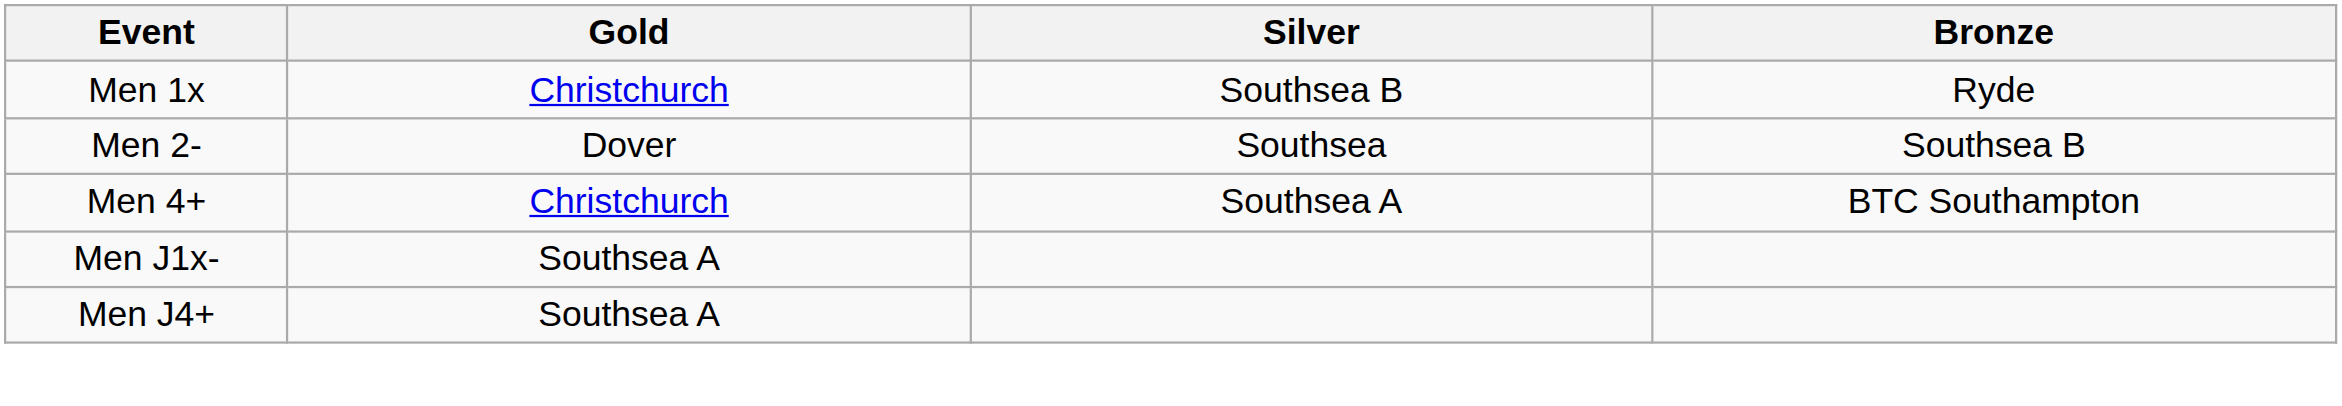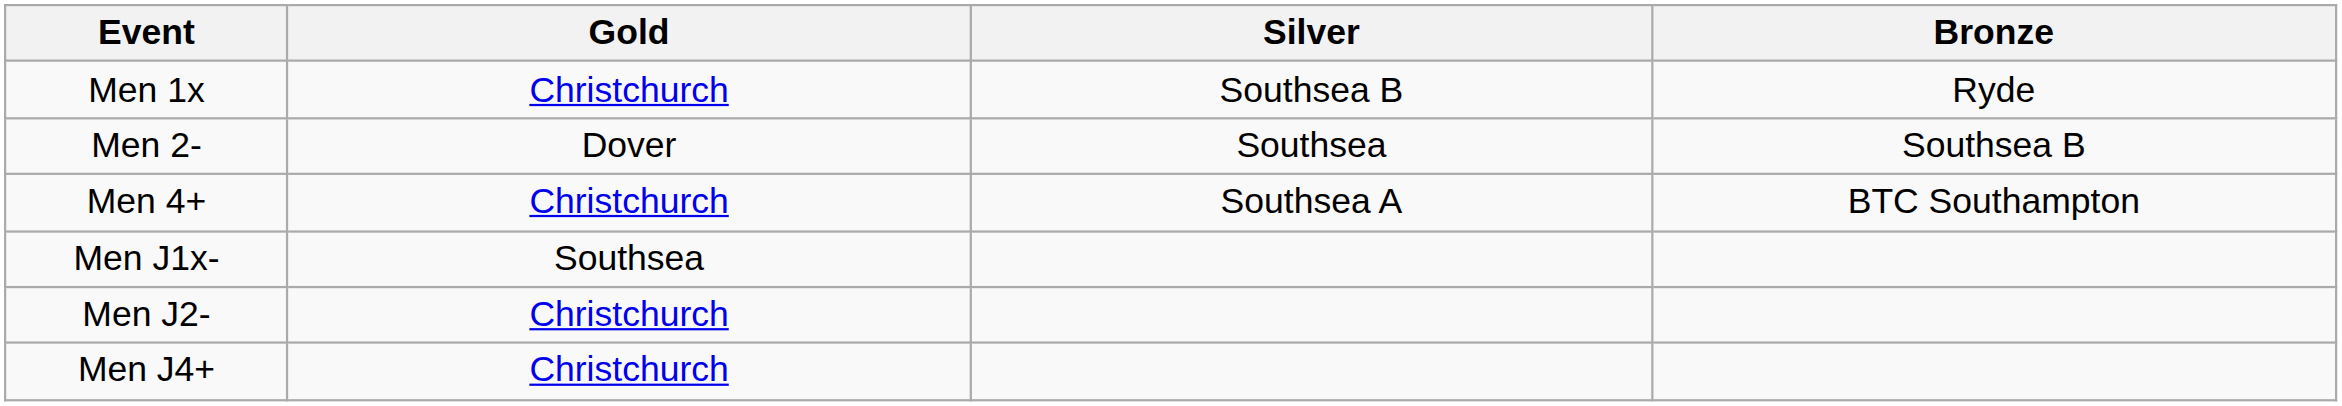(629, 257) Southsea A -> (629, 257) Southsea
+ row: (146, 314)
(629, 314) Southsea A -> (629, 370) Christchurch
